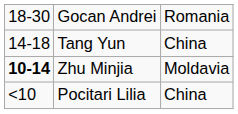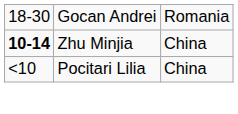- row: (91, 43)
(197, 69) Moldavia -> (185, 43) China
